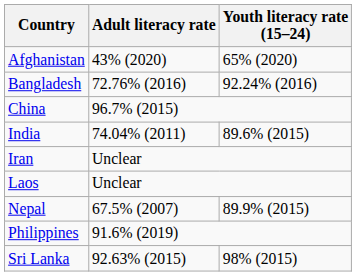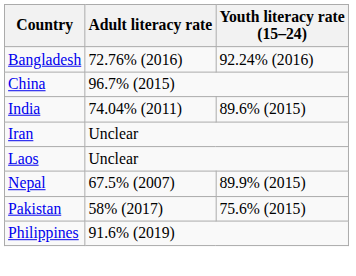- row: (46, 59)
+ row: (35, 208)
- row: (39, 258)
